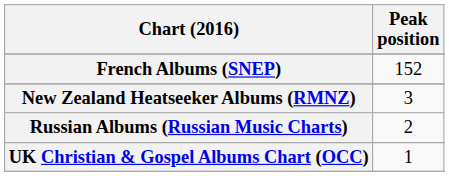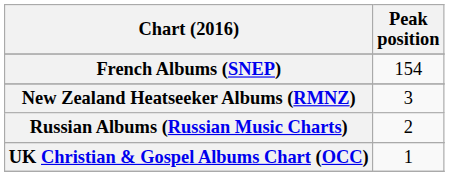(408, 68) 152 -> (408, 68) 154
